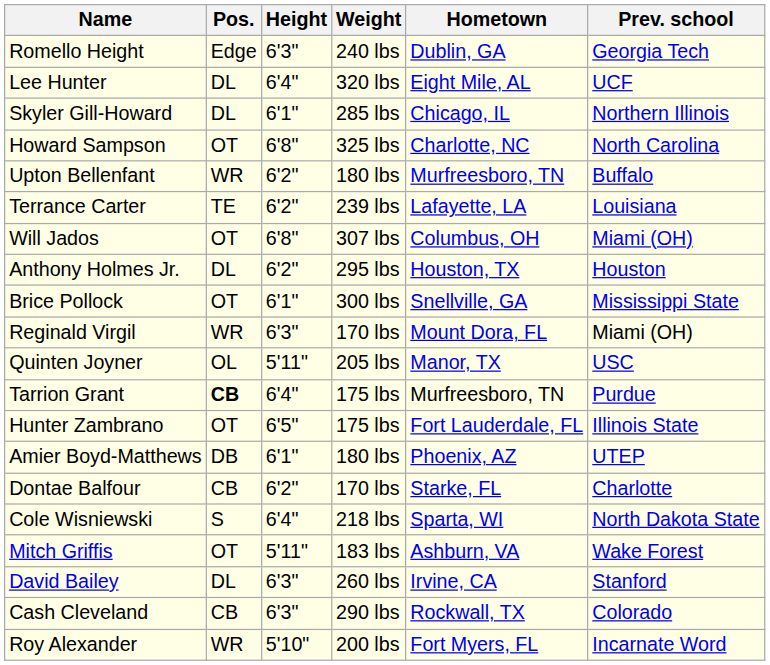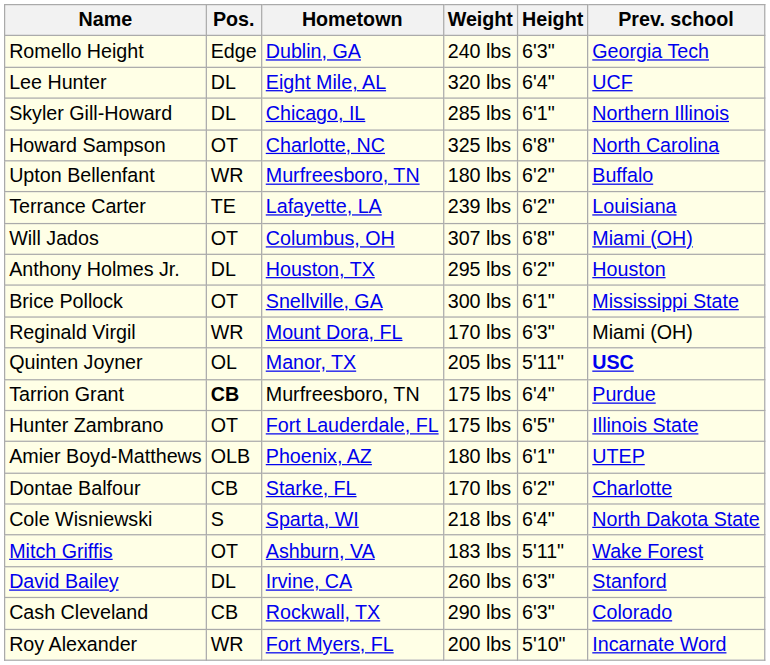columns swapped: (296, 20) <-> (497, 20)
(613, 363) normal -> (613, 363) bold
(224, 457) DB -> (230, 457) OLB
